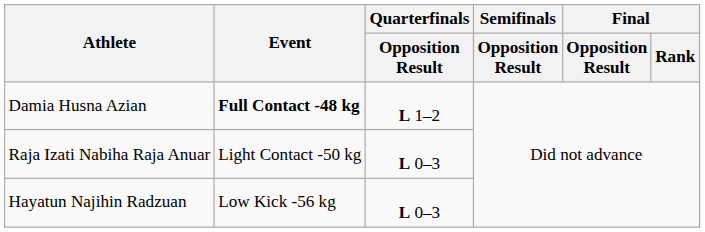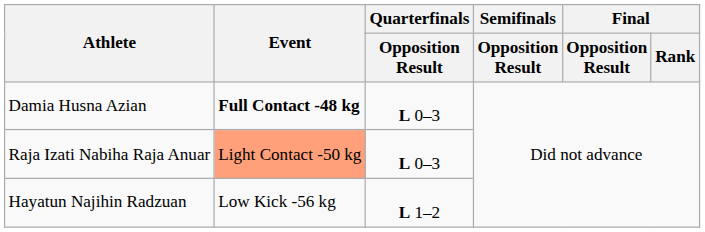(419, 116) L 1–2 -> (419, 116) L 0–3
(290, 154) no background -> (290, 154) lightsalmon background
(419, 212) L 0–3 -> (419, 212) L 1–2
